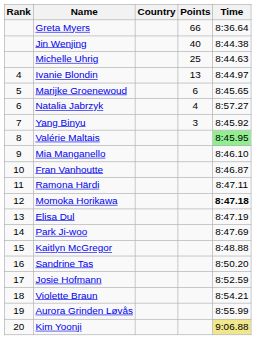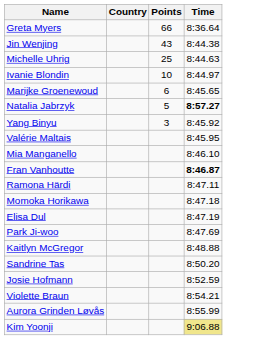- column: (19, 12)
(195, 43) 40 -> (167, 43) 43
(195, 75) 13 -> (167, 75) 10
(195, 106) 4 -> (167, 106) 5
(232, 106) normal -> (203, 106) bold
(232, 138) lightgreen background -> (203, 138) no background
(232, 169) normal -> (203, 169) bold
(232, 201) bold -> (203, 201) normal
